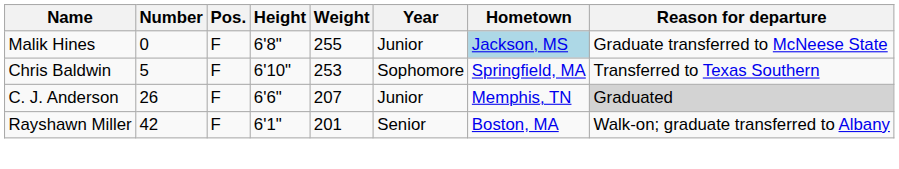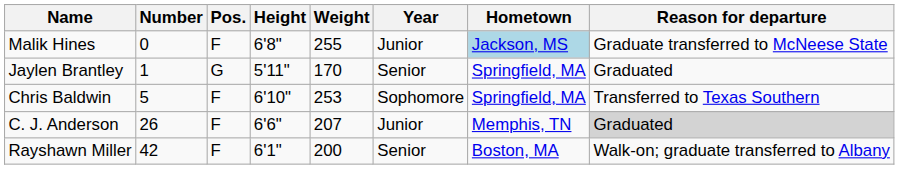+ row: (66, 71)
(328, 124) 201 -> (328, 151) 200
